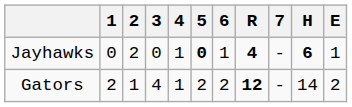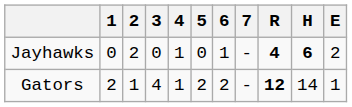columns swapped: (280, 21) <-> (252, 21)
(202, 53) bold -> (202, 53) normal
(335, 53) 1 -> (335, 53) 2
(335, 85) 2 -> (335, 85) 1
